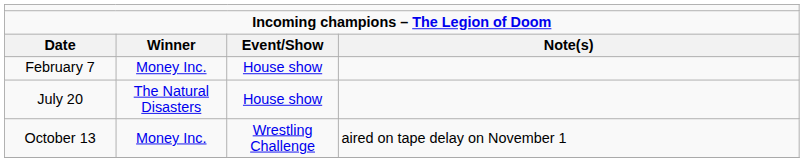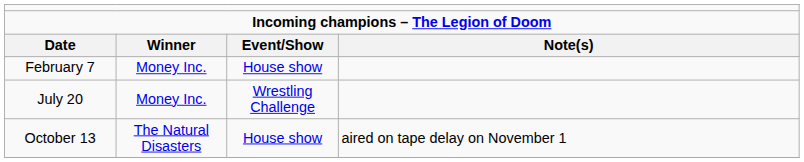(171, 99) The Natural Disasters -> (171, 99) Money Inc.
(283, 99) House show -> (283, 99) Wrestling Challenge
(171, 138) Money Inc. -> (171, 138) The Natural Disasters
(283, 138) Wrestling Challenge -> (283, 138) House show
